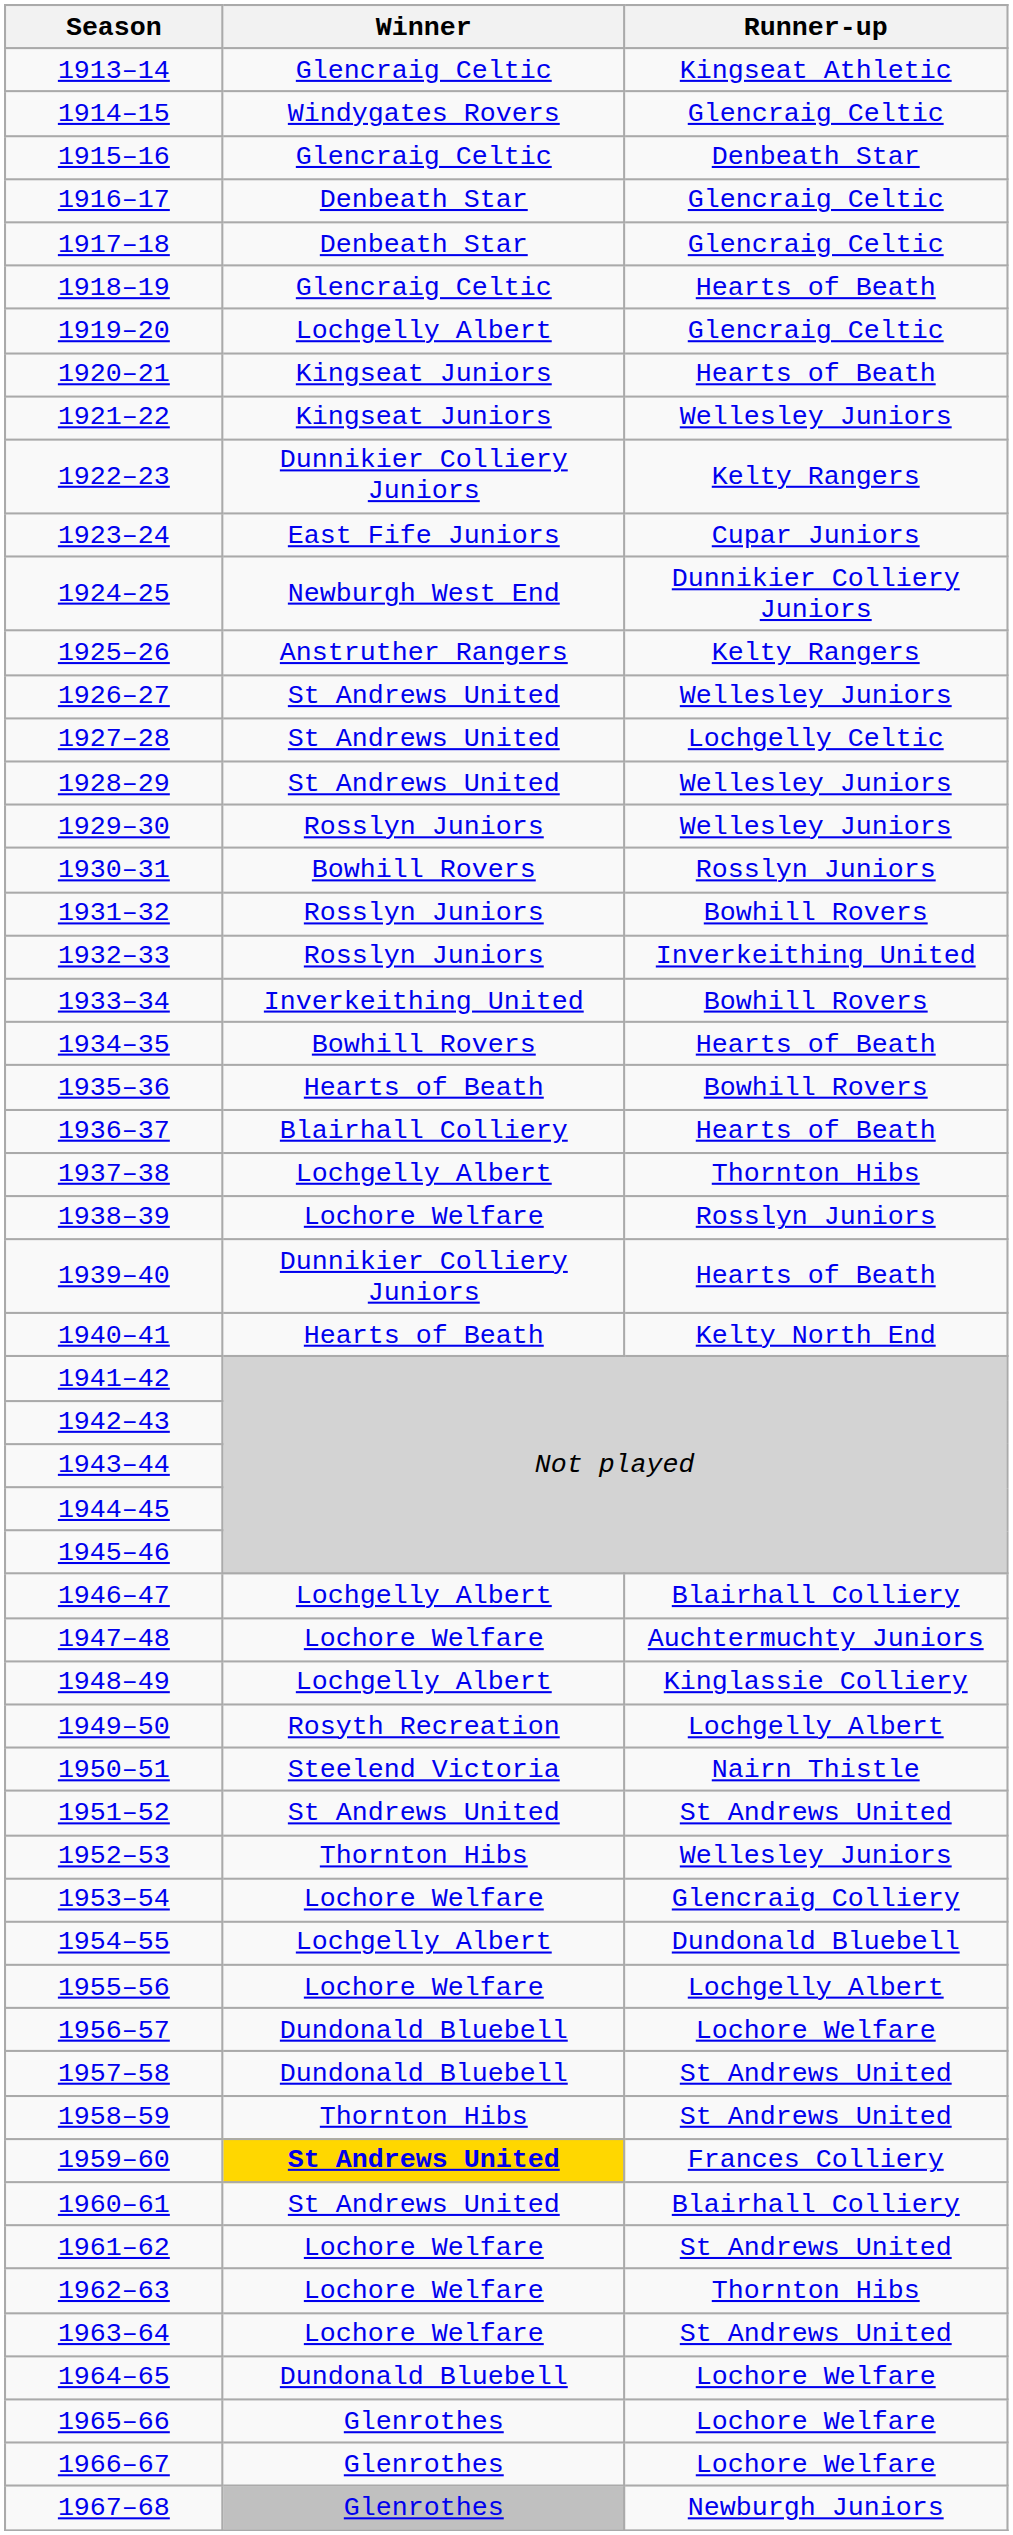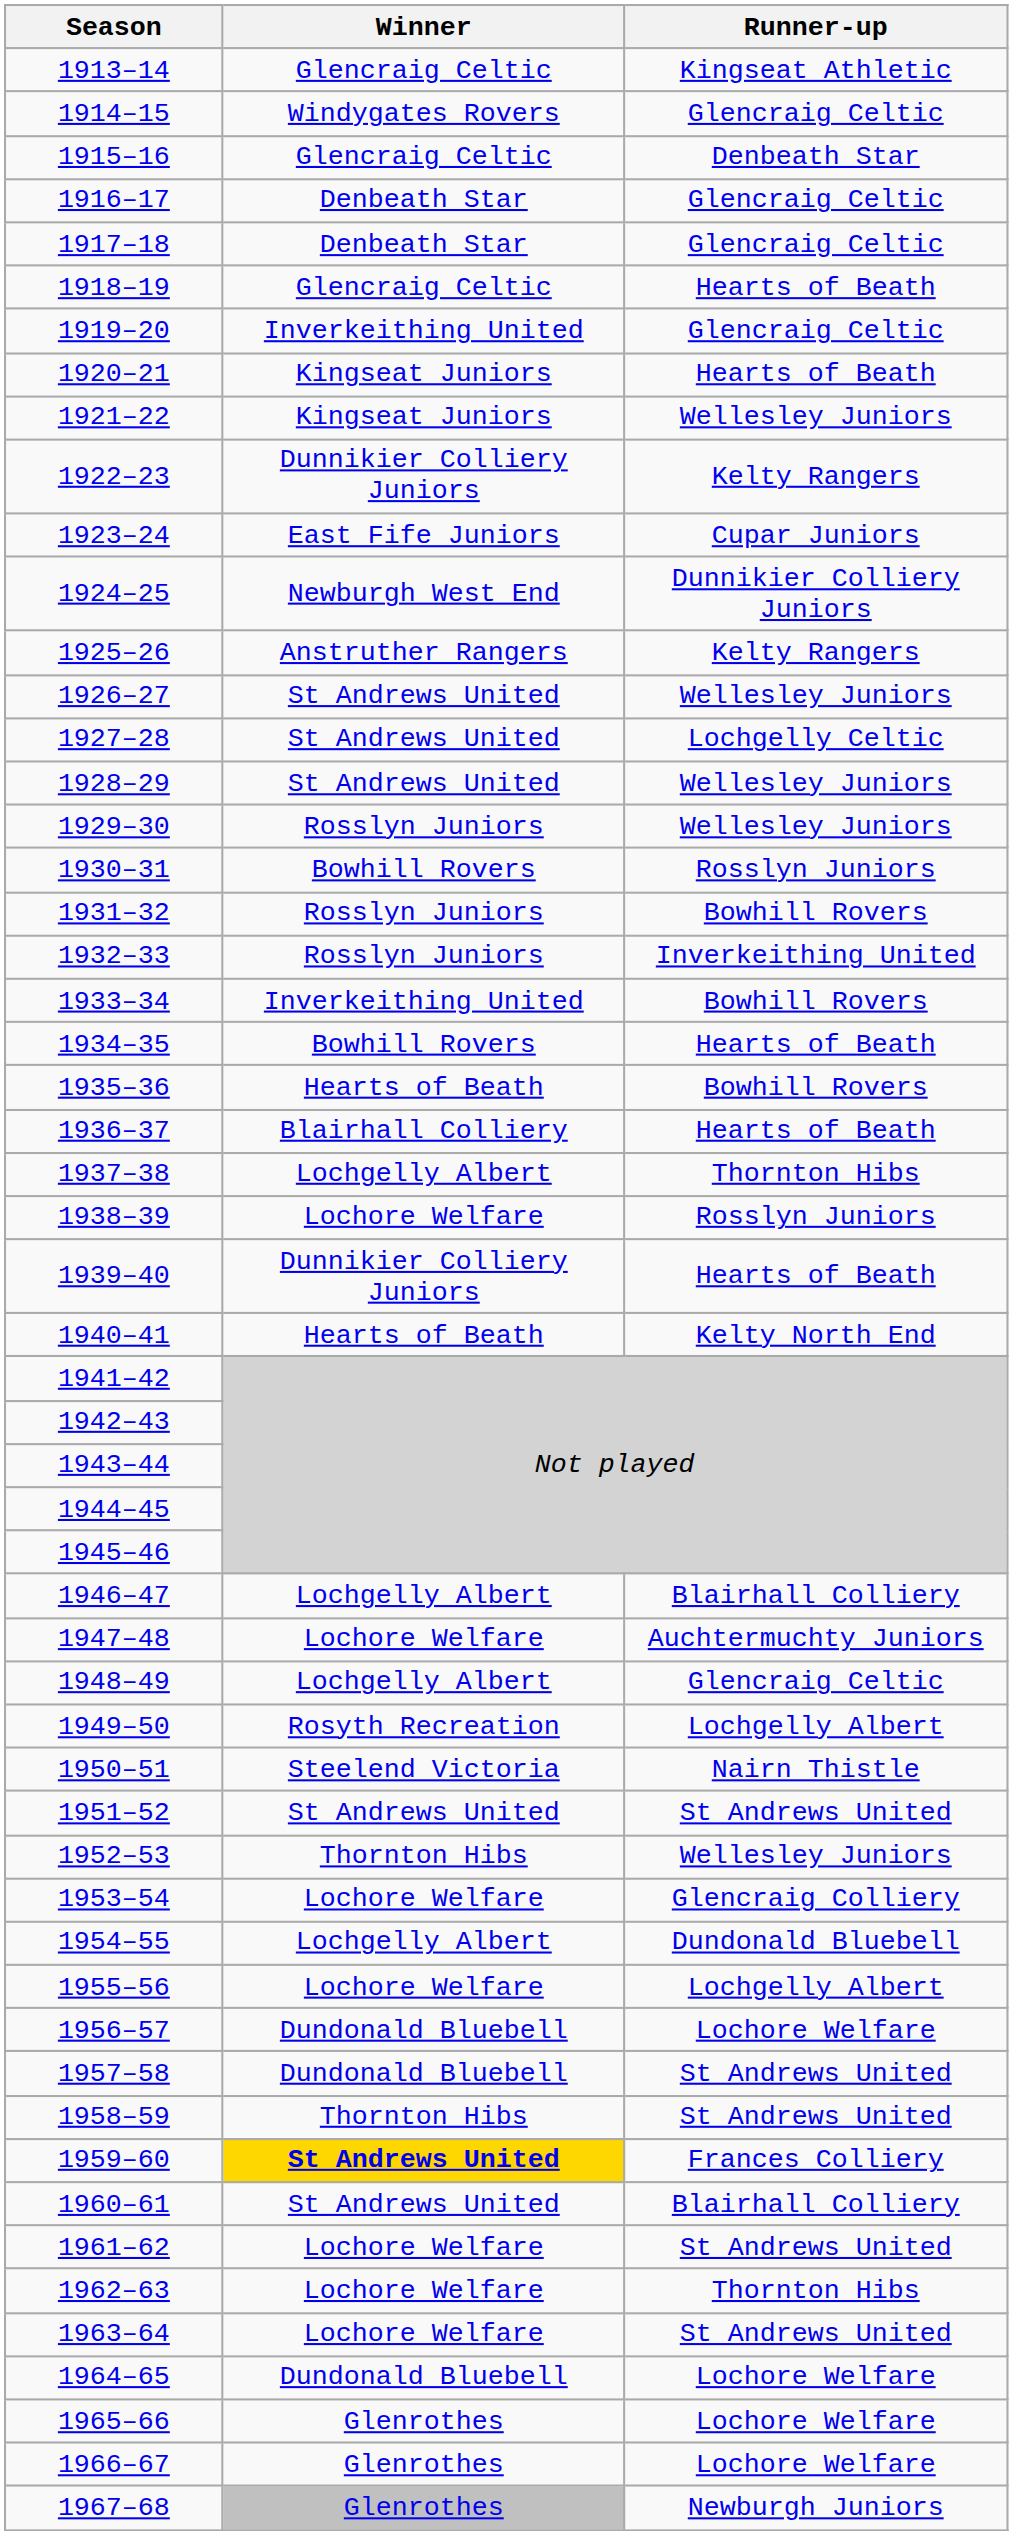(424, 331) Lochgelly Albert -> (424, 331) Inverkeithing United
(816, 1683) Kinglassie Colliery -> (816, 1683) Glencraig Celtic
